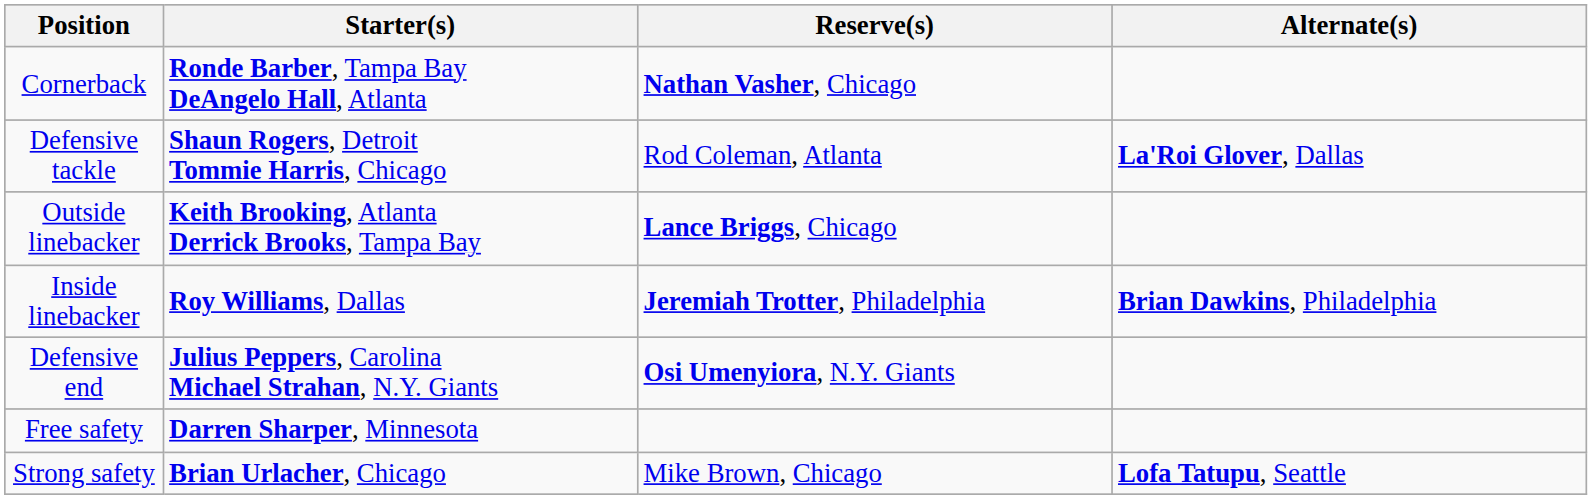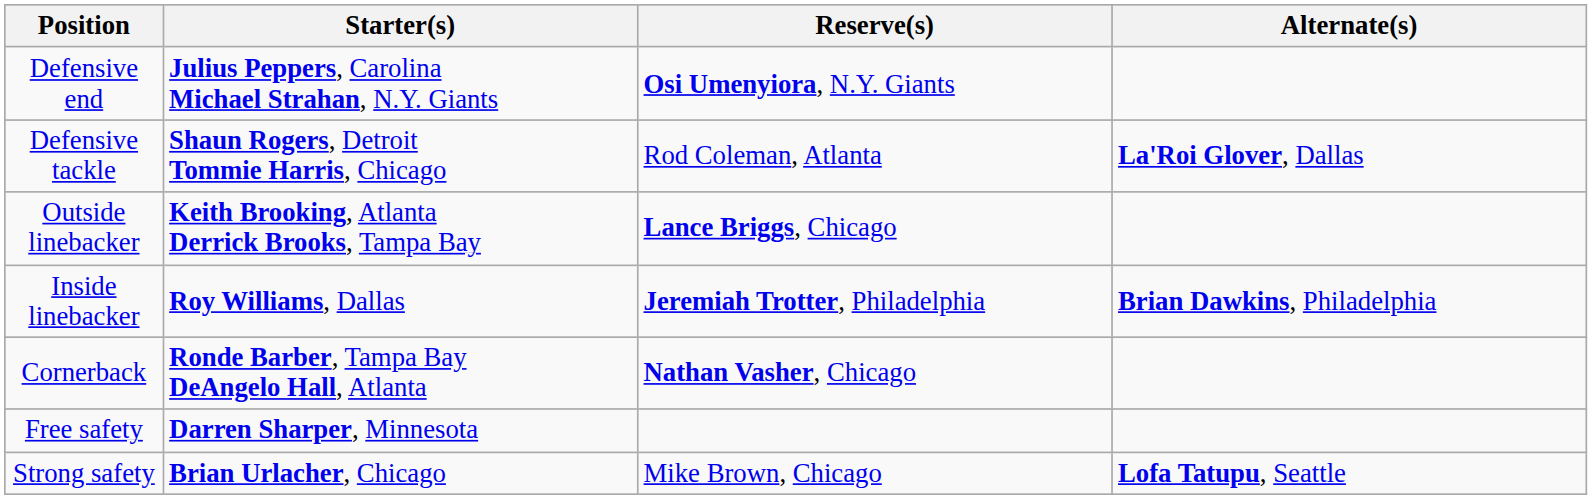rows swapped: (84, 372) <-> (84, 83)
